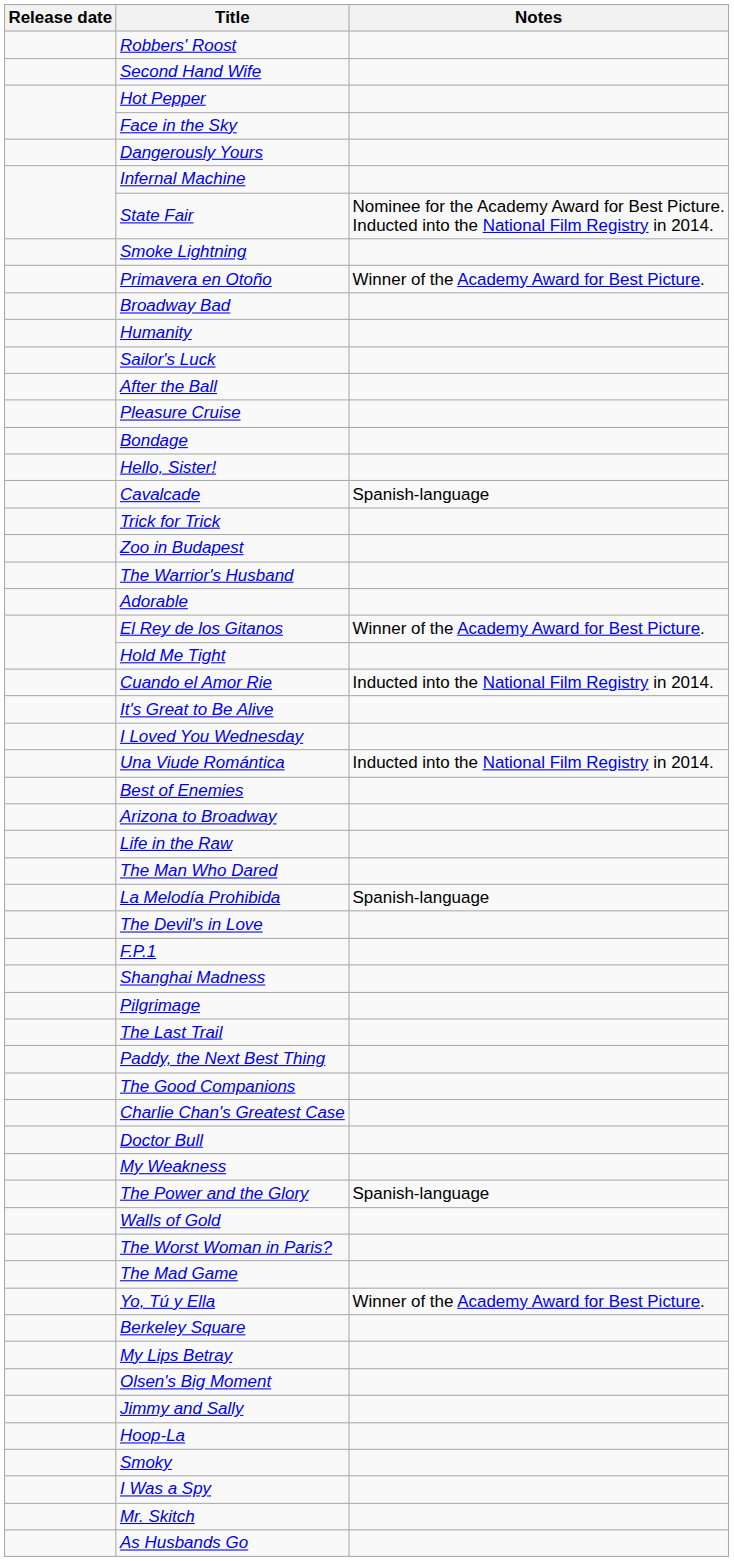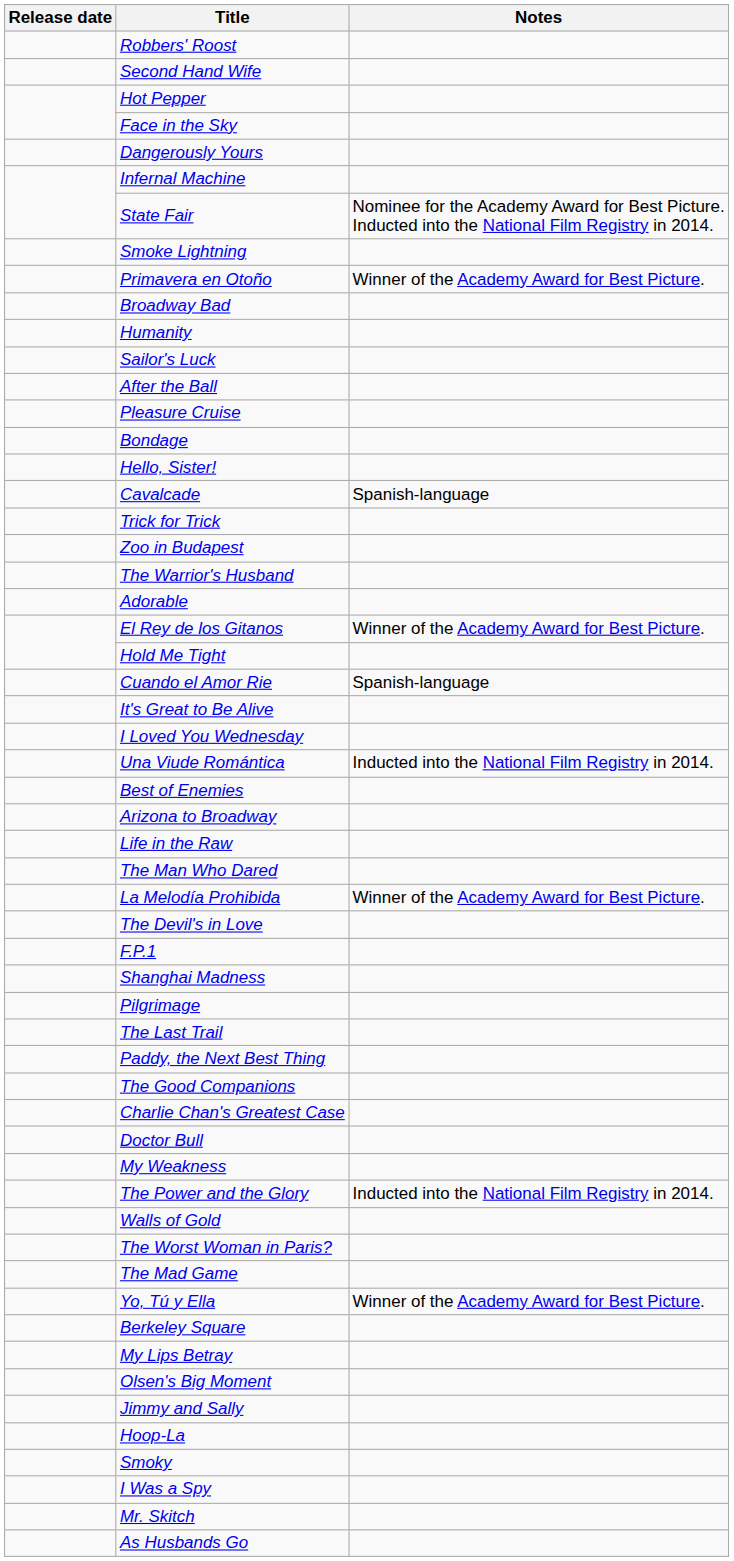(533, 682) Inducted into the National Film Registry in 2014. -> (421, 682) Spanish-language
(421, 897) Spanish-language -> (529, 897) Winner of the Academy Award for Best Picture.
(421, 1193) Spanish-language -> (533, 1193) Inducted into the National Film Registry in 2014.
